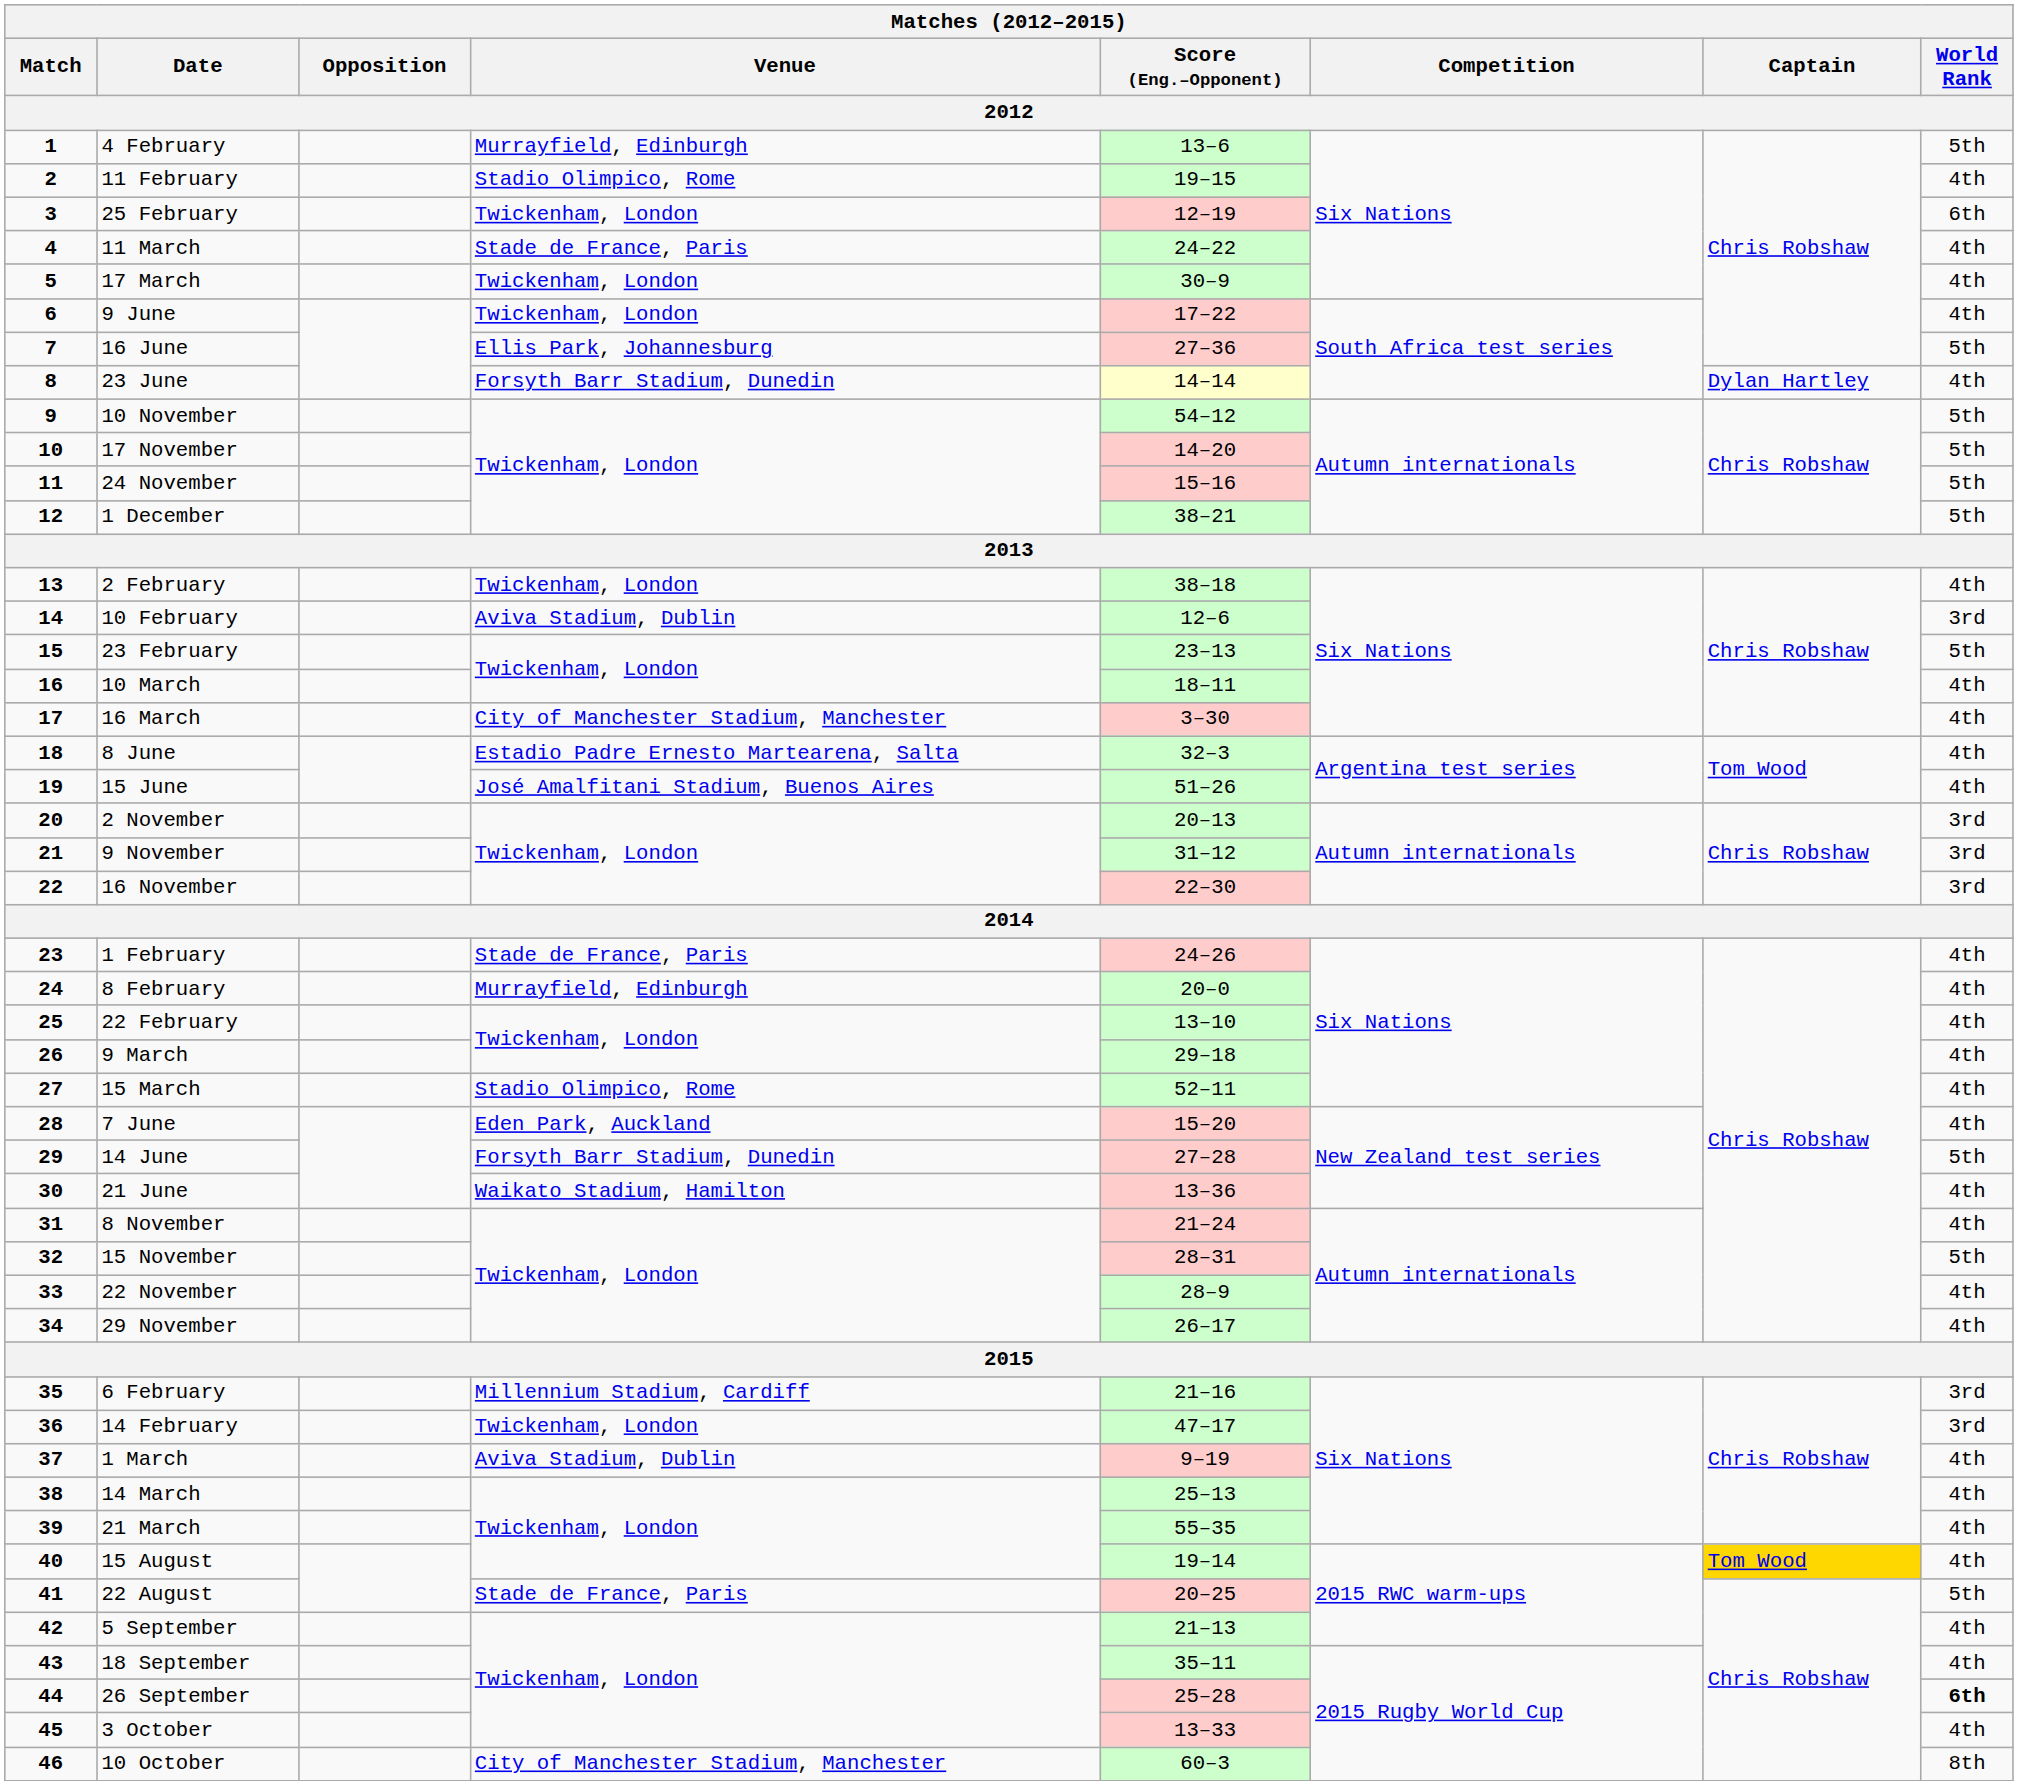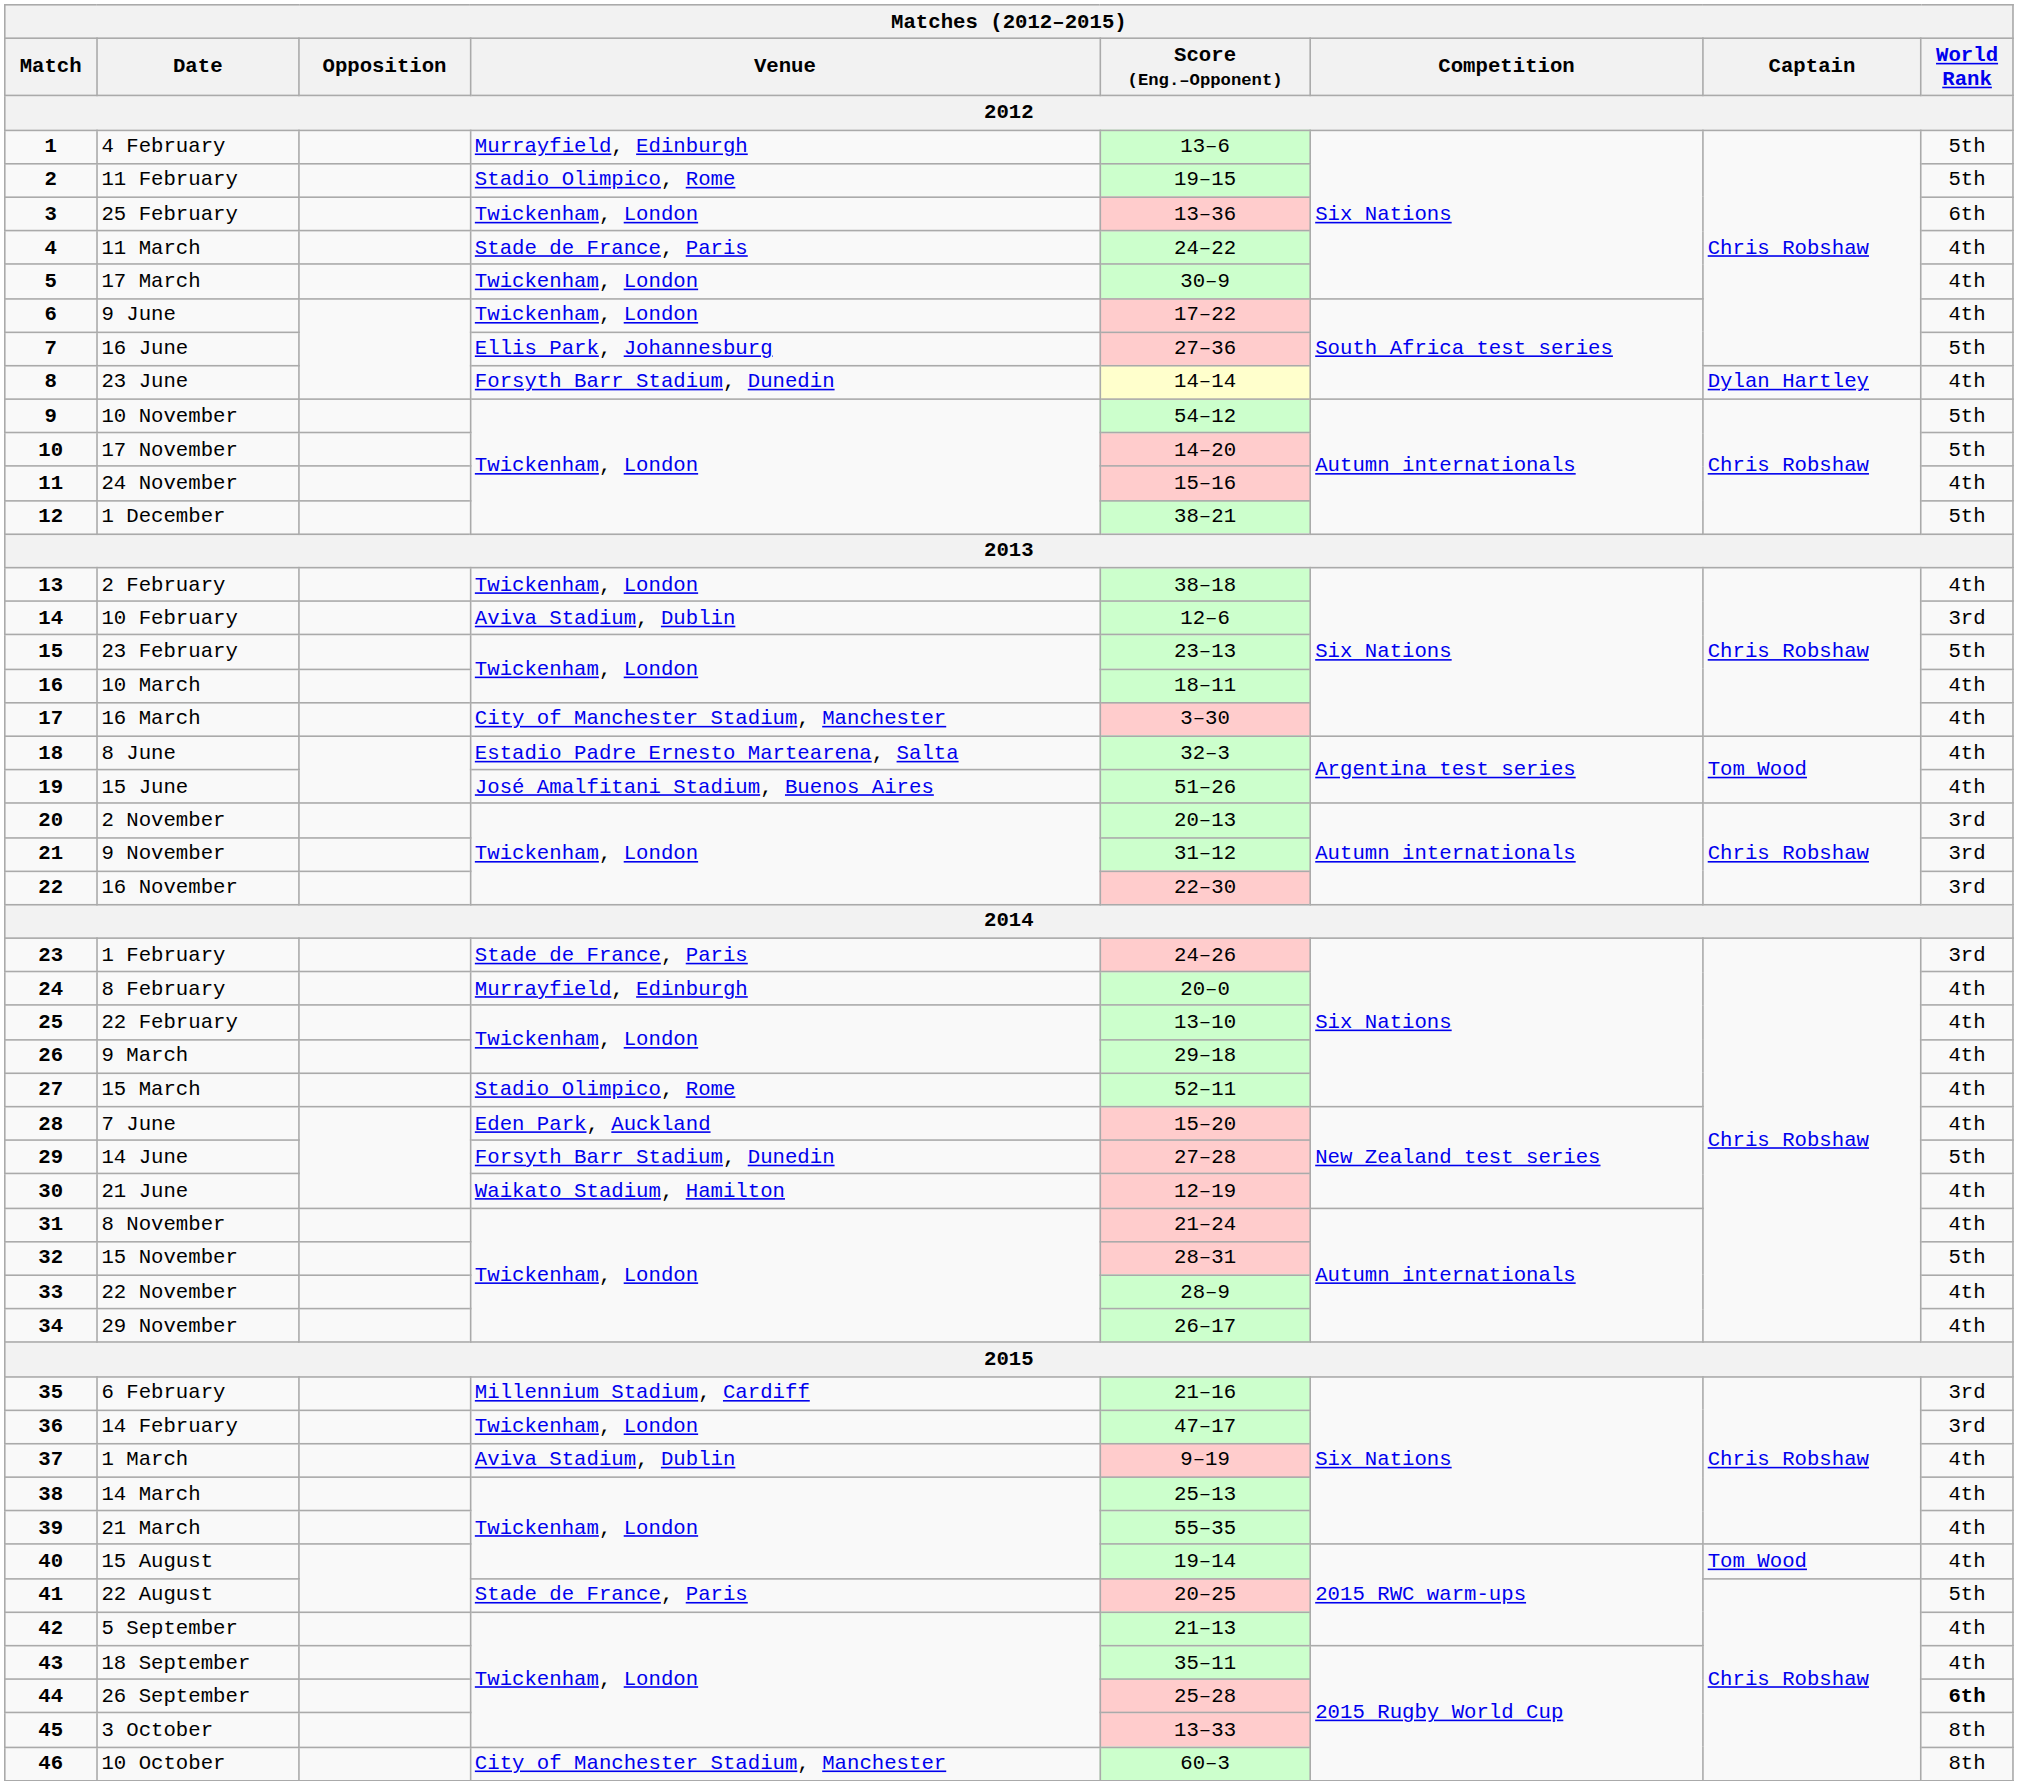(1967, 180) 4th -> (1967, 180) 5th
(1205, 214) 12–19 -> (1205, 214) 13–36
(1967, 483) 5th -> (1967, 483) 4th
(1967, 955) 4th -> (1967, 955) 3rd
(1205, 1191) 13–36 -> (1205, 1191) 12–19
(1757, 1561) gold background -> (1757, 1561) no background
(1967, 1730) 4th -> (1967, 1730) 8th
